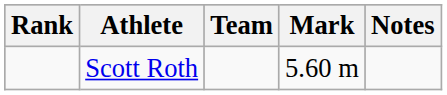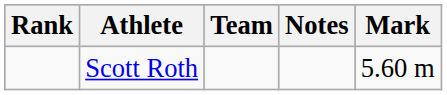columns swapped: (322, 25) <-> (403, 25)
